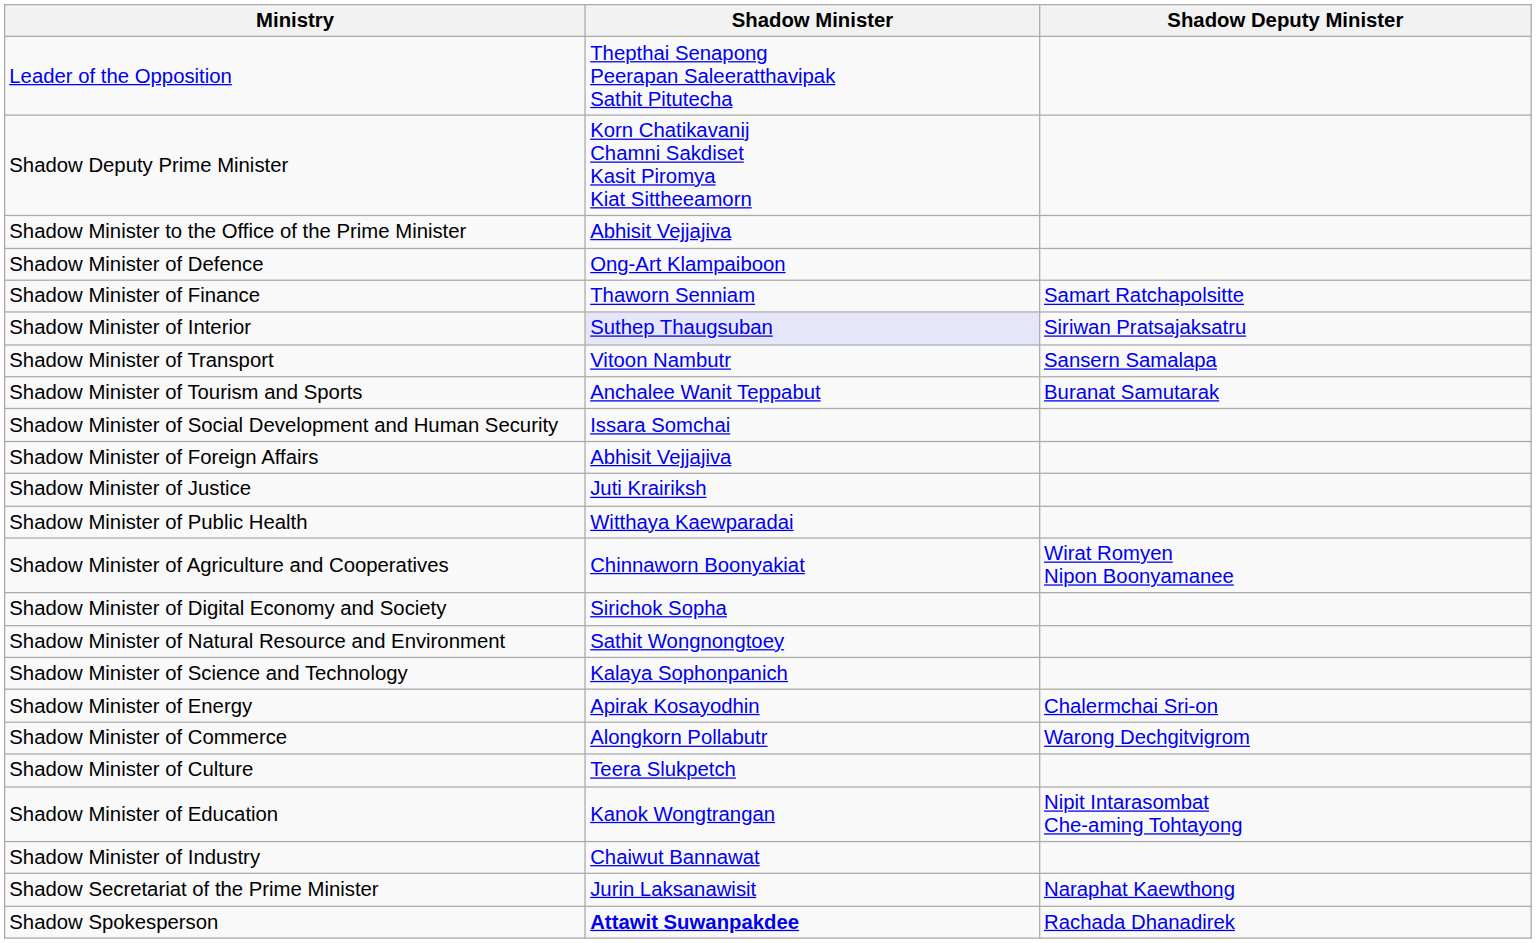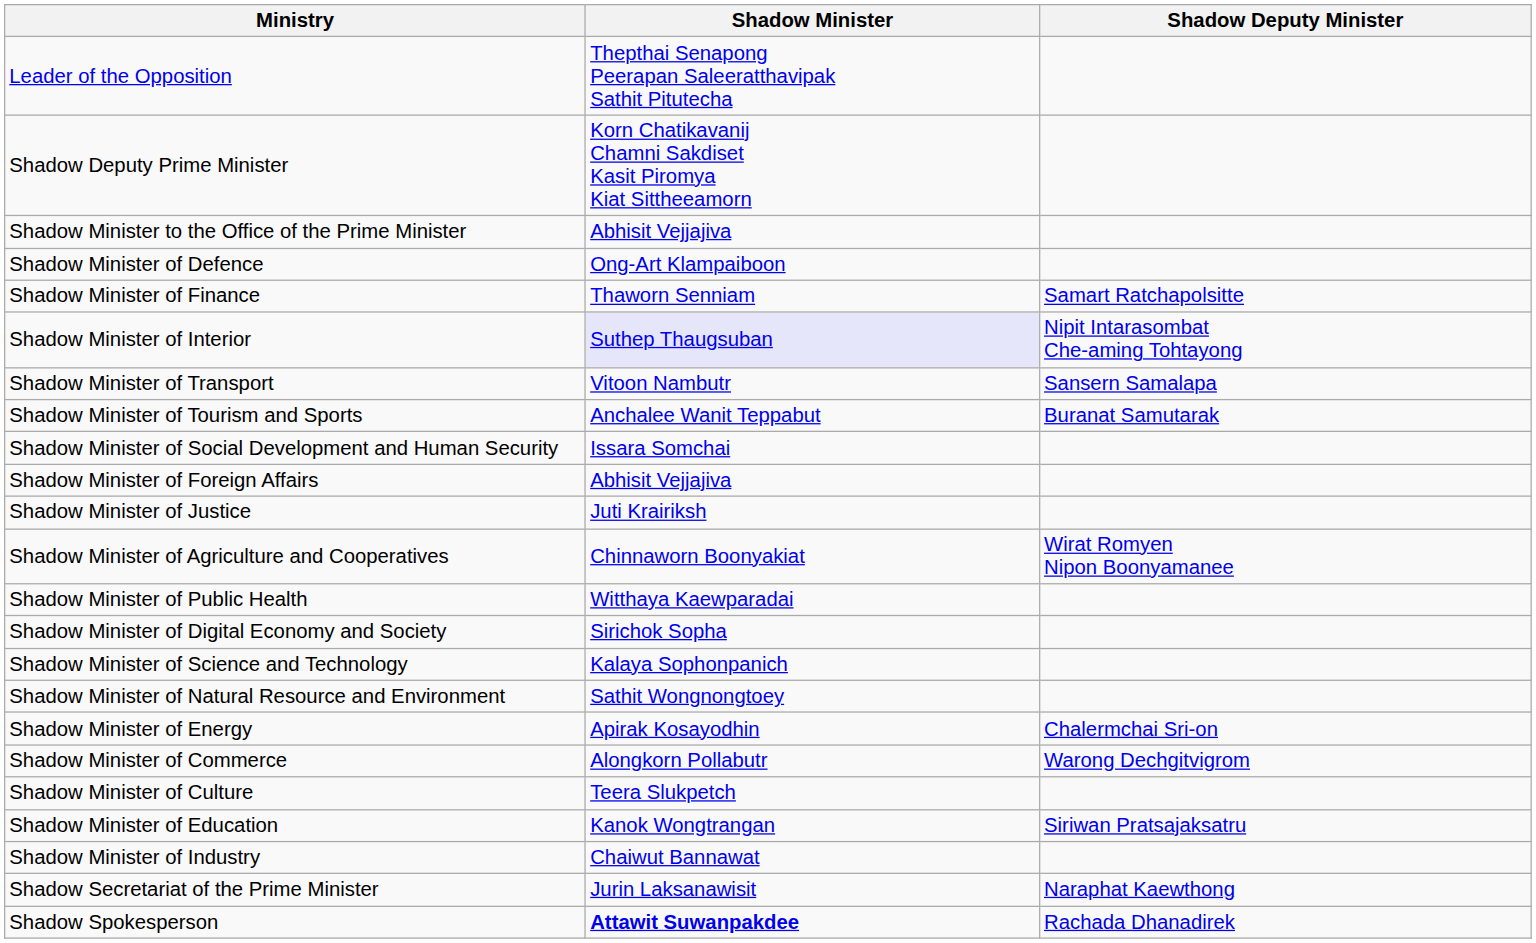(1145, 328) Siriwan Pratsajaksatru -> (1143, 339) Nipit Intarasombat Che-aming Tohtayong
rows swapped: (229, 565) <-> (158, 521)
rows swapped: (208, 673) <-> (257, 641)
(1143, 813) Nipit Intarasombat Che-aming Tohtayong -> (1145, 825) Siriwan Pratsajaksatru
